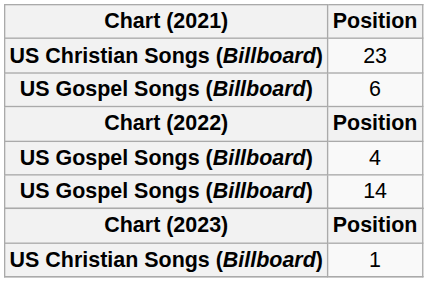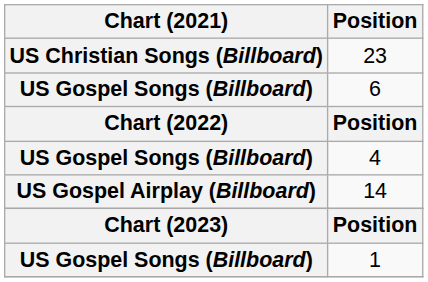(166, 191) US Gospel Songs (Billboard) -> (166, 191) US Gospel Airplay (Billboard)
(166, 259) US Christian Songs (Billboard) -> (166, 259) US Gospel Songs (Billboard)
